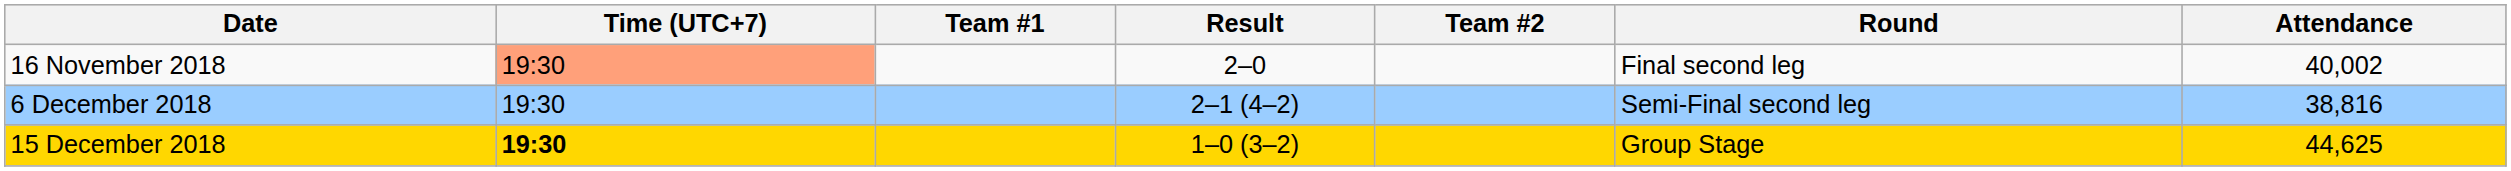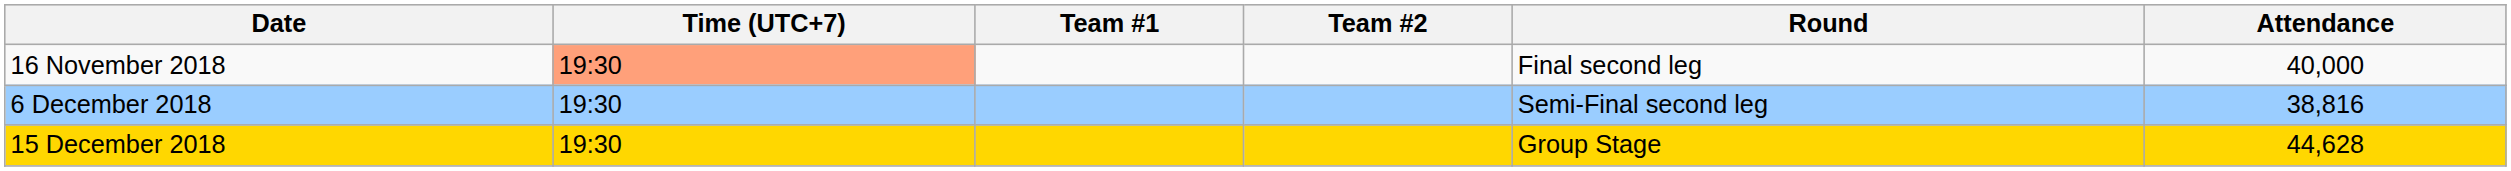- column: (1245, 24)
(2344, 64) 40,002 -> (2325, 64) 40,000
(534, 144) bold -> (590, 144) normal
(2344, 144) 44,625 -> (2325, 144) 44,628
